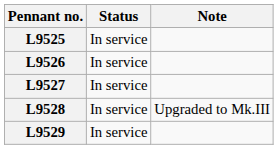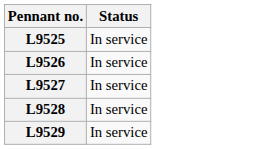- column: (212, 16)
